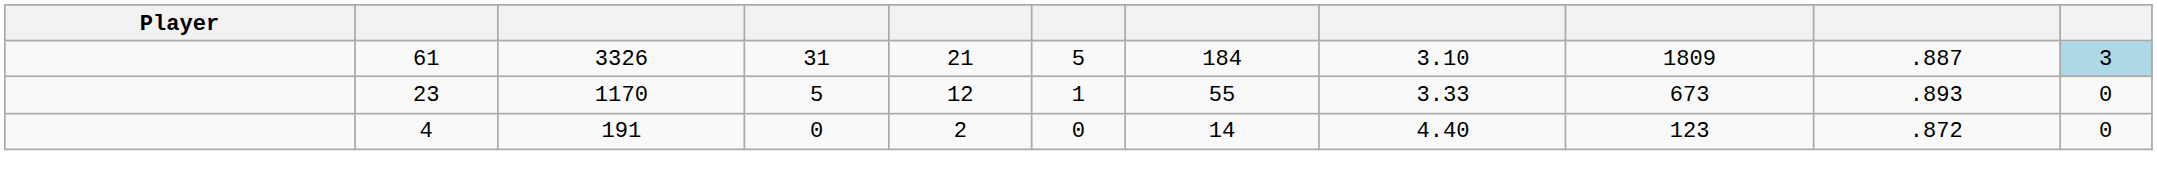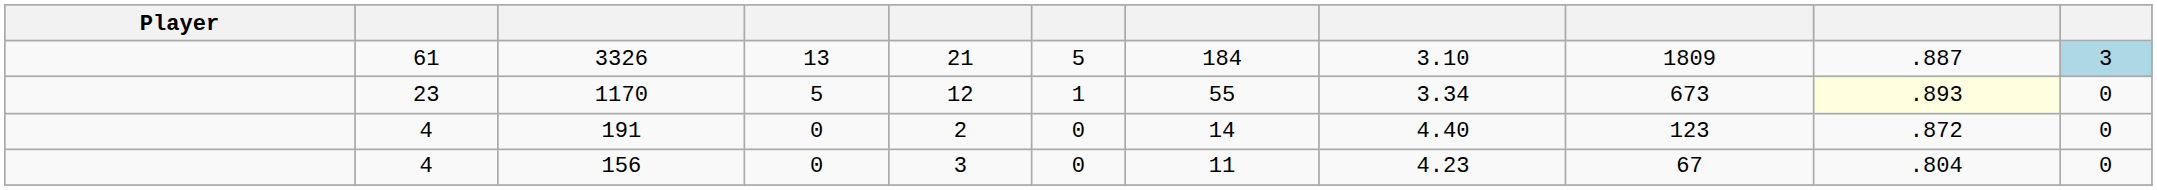(817, 59) 31 -> (817, 59) 13
(1443, 95) 3.33 -> (1443, 95) 3.34
(1936, 95) no background -> (1936, 95) lightyellow background
+ row: (621, 167)
